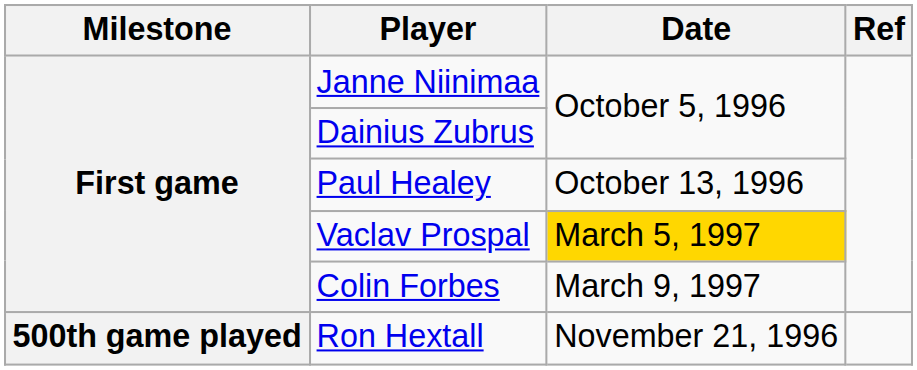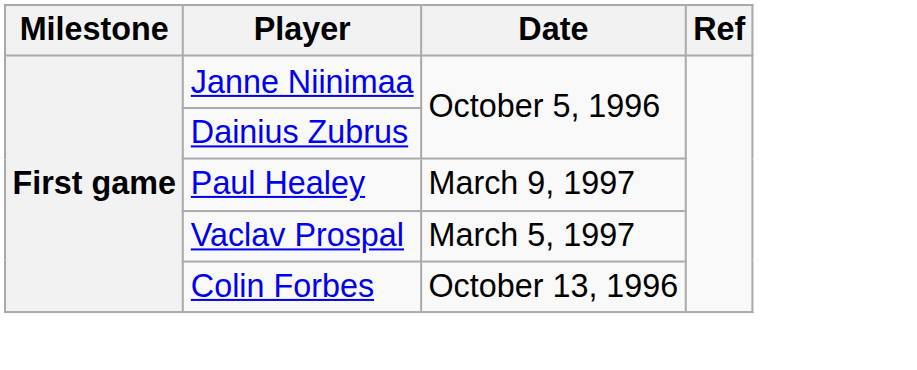(679, 183) October 13, 1996 -> (532, 183) March 9, 1997
(658, 235) gold background -> (532, 235) no background
(658, 286) March 9, 1997 -> (553, 286) October 13, 1996
- row: (400, 337)
